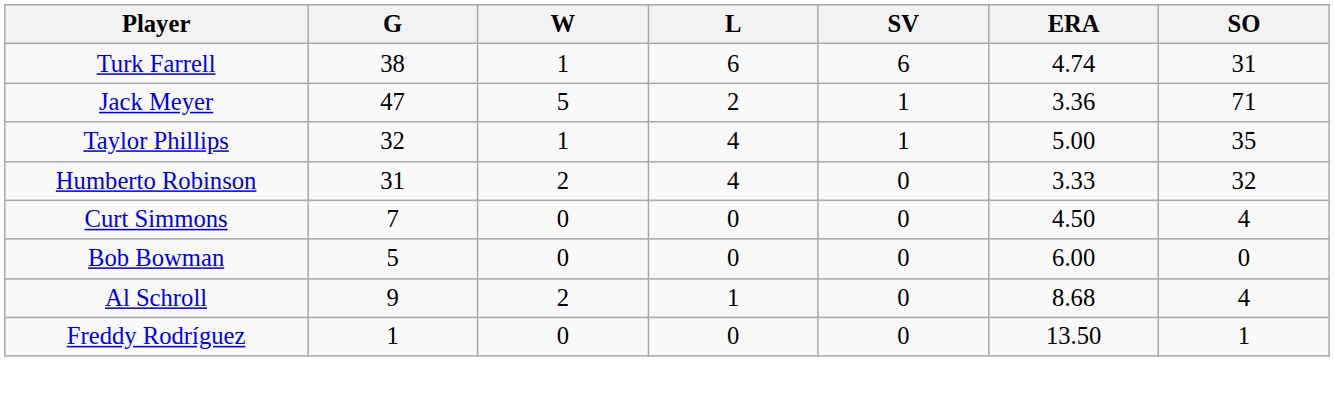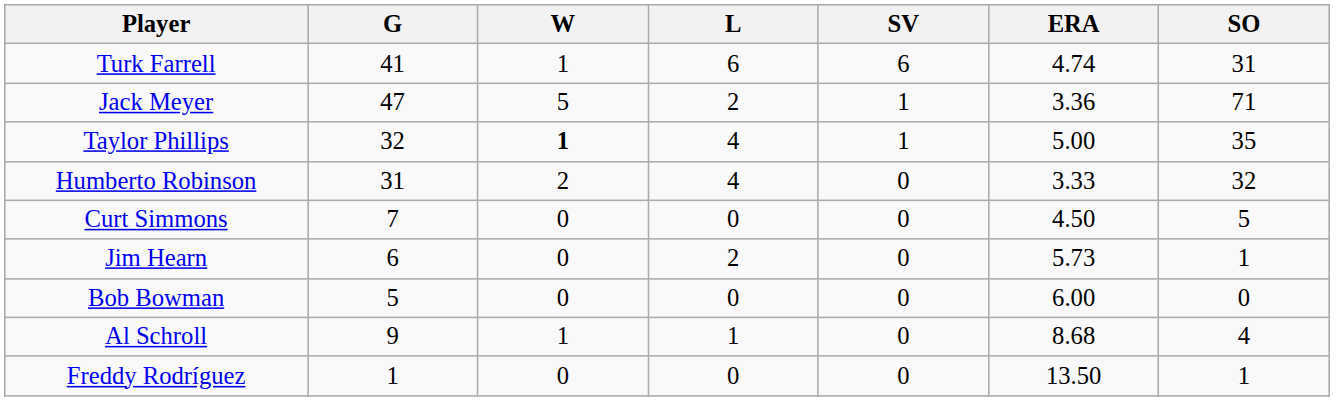(393, 63) 38 -> (393, 63) 41
(563, 141) normal -> (563, 141) bold
(1244, 219) 4 -> (1244, 219) 5
+ row: (156, 258)
(563, 297) 2 -> (563, 336) 1
